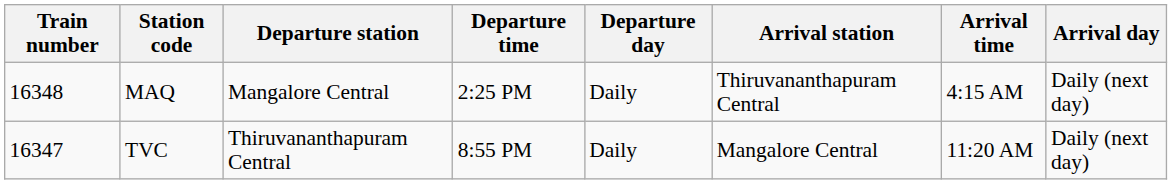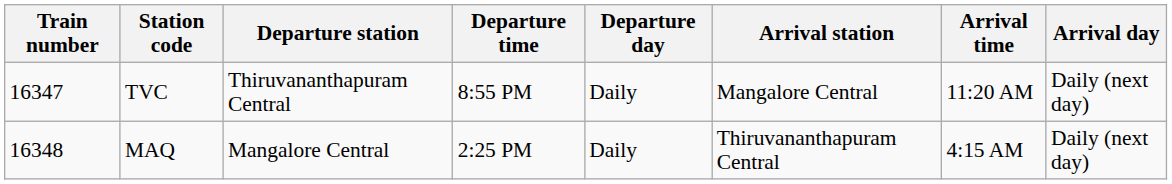rows swapped: (150, 91) <-> (146, 149)
